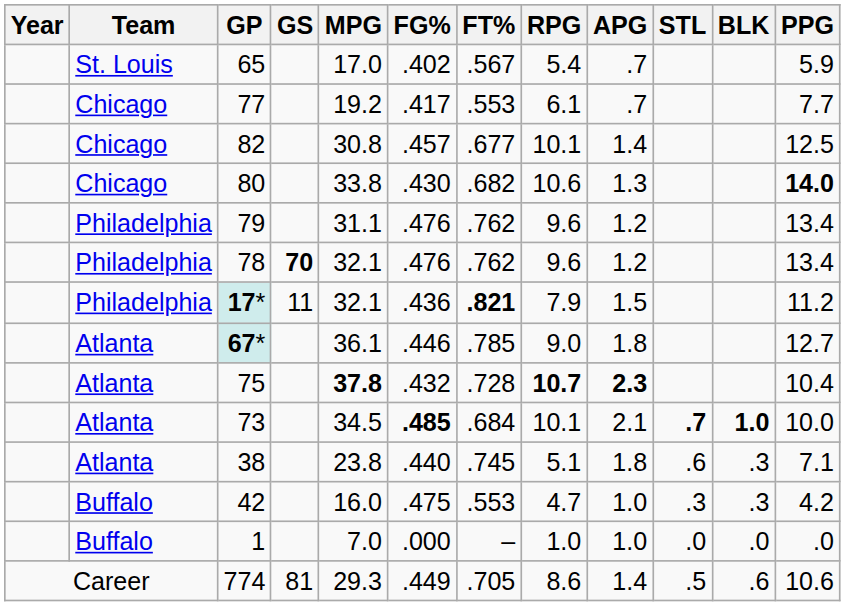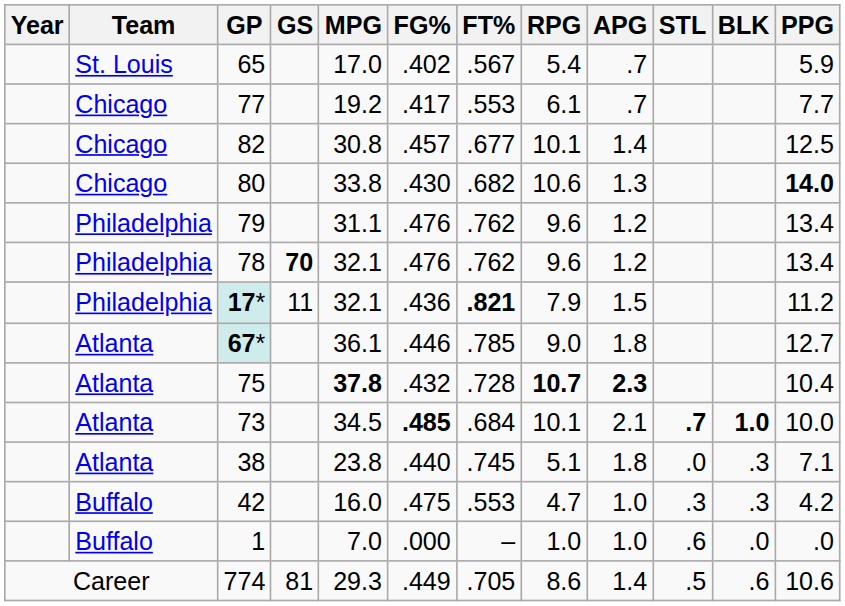(696, 462) .6 -> (696, 462) .0
(696, 541) .0 -> (696, 541) .6
